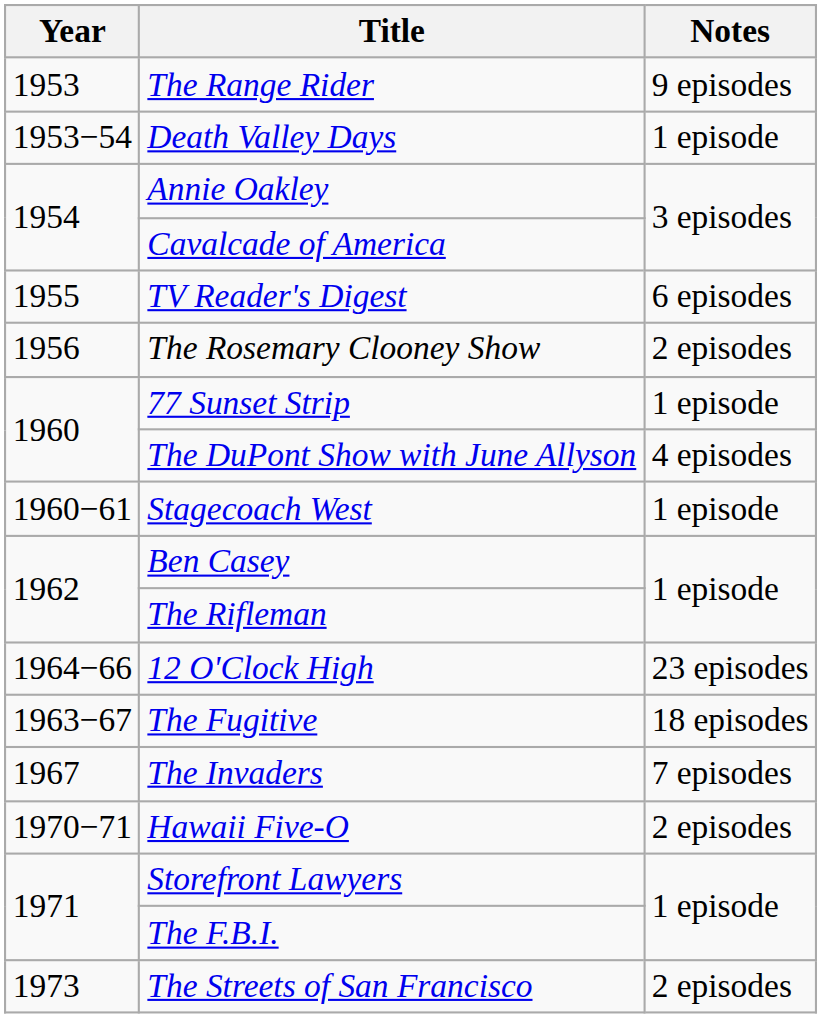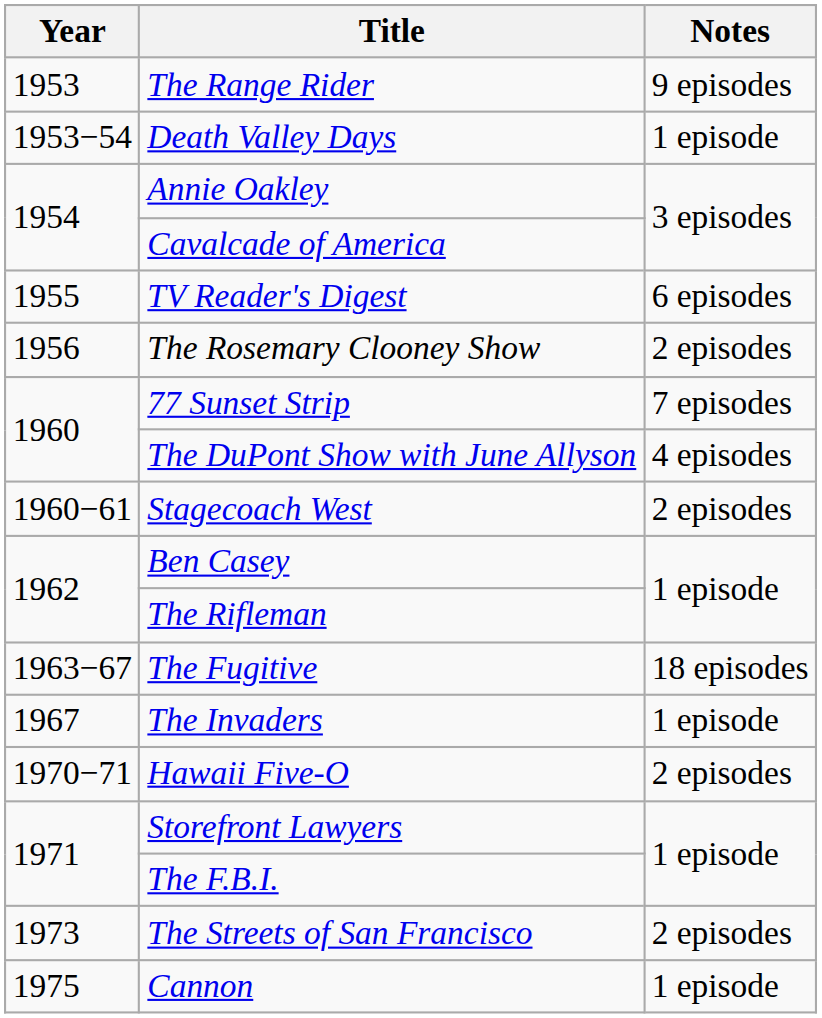(715, 402) 1 episode -> (722, 402) 7 episodes
(715, 508) 1 episode -> (722, 508) 2 episodes
- row: (261, 667)
(722, 773) 7 episodes -> (715, 720) 1 episode
+ row: (200, 985)
